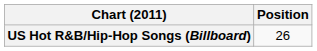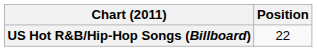(283, 35) 26 -> (283, 35) 22
